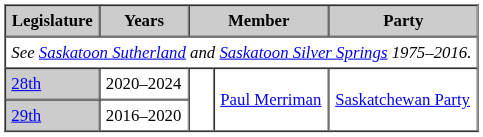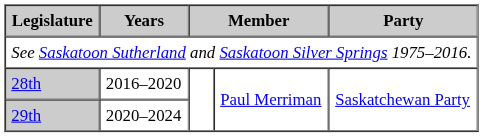(144, 83) 2020–2024 -> (144, 83) 2016–2020
(144, 115) 2016–2020 -> (144, 115) 2020–2024
